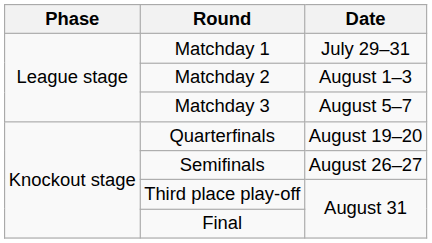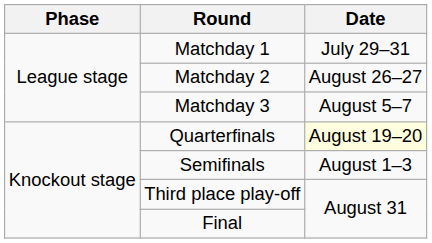(366, 77) August 1–3 -> (366, 77) August 26–27
(366, 135) no background -> (366, 135) lightyellow background
(366, 164) August 26–27 -> (366, 164) August 1–3
